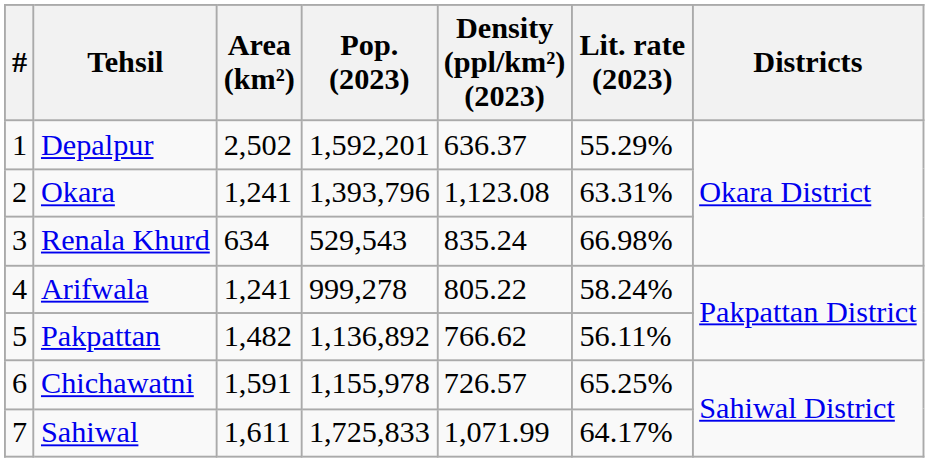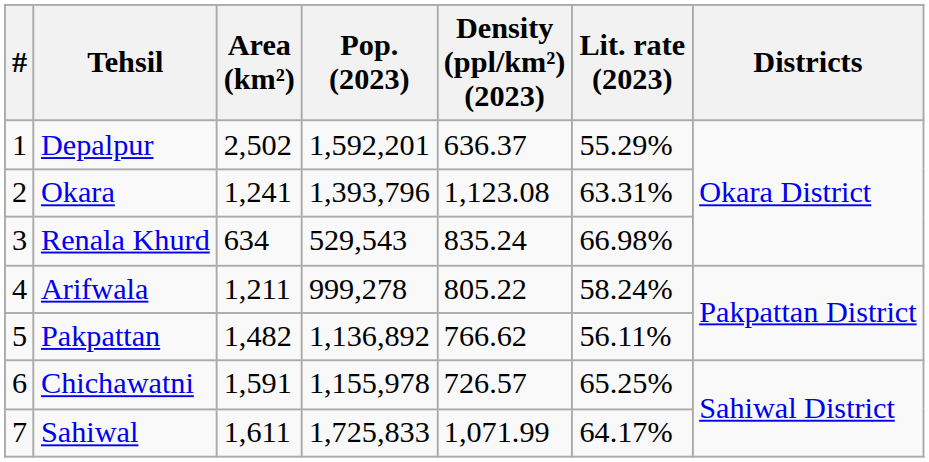(258, 288) 1,241 -> (257, 288) 1,211
